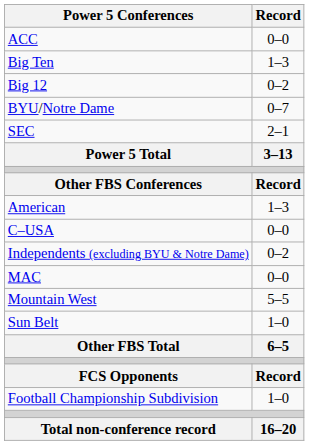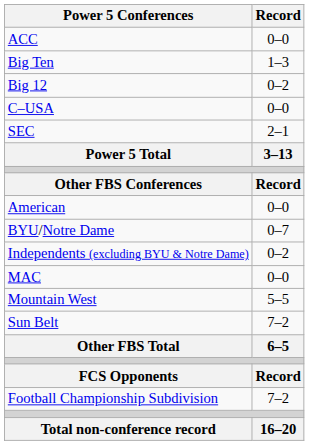rows swapped: (61, 108) <-> (31, 230)
(278, 207) 1–3 -> (278, 207) 0–0
(278, 322) 1–0 -> (278, 322) 7–2
(278, 398) 1–0 -> (278, 398) 7–2
